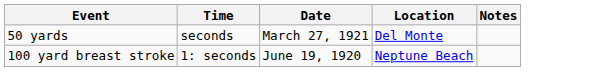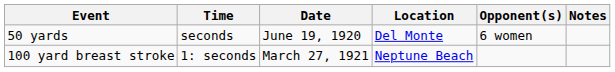+ column: (521, 15)
(316, 35) March 27, 1921 -> (312, 35) June 19, 1920
(312, 56) June 19, 1920 -> (316, 56) March 27, 1921
